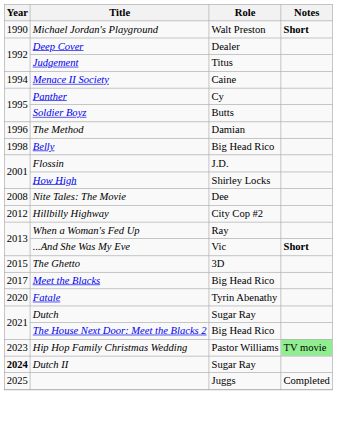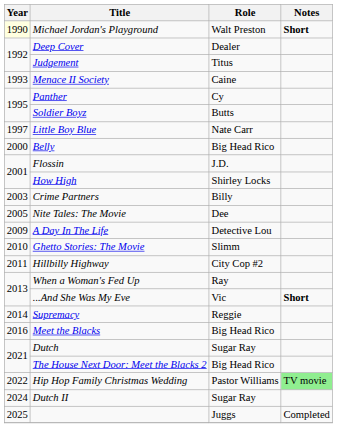(17, 29) no background -> (17, 29) lightyellow background
(17, 79) 1994 -> (17, 79) 1993
- row: (58, 130)
+ row: (64, 130)
(17, 146) 1998 -> (17, 146) 2000
+ row: (66, 197)
(17, 197) 2008 -> (17, 213) 2005
+ row: (70, 230)
+ row: (89, 247)
(17, 213) 2012 -> (17, 264) 2011
+ row: (56, 314)
- row: (56, 264)
(17, 280) 2017 -> (17, 331) 2016
- row: (47, 297)
(17, 347) 2023 -> (17, 381) 2022
(17, 364) bold -> (17, 398) normal
